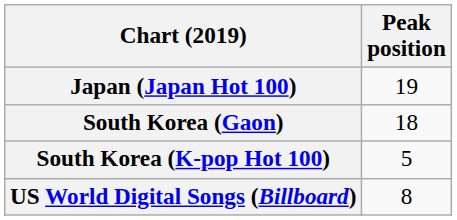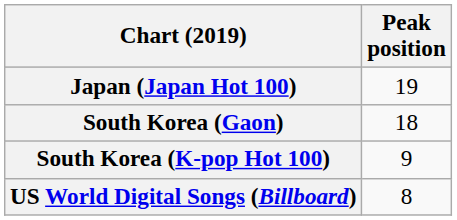(406, 159) 5 -> (406, 159) 9
